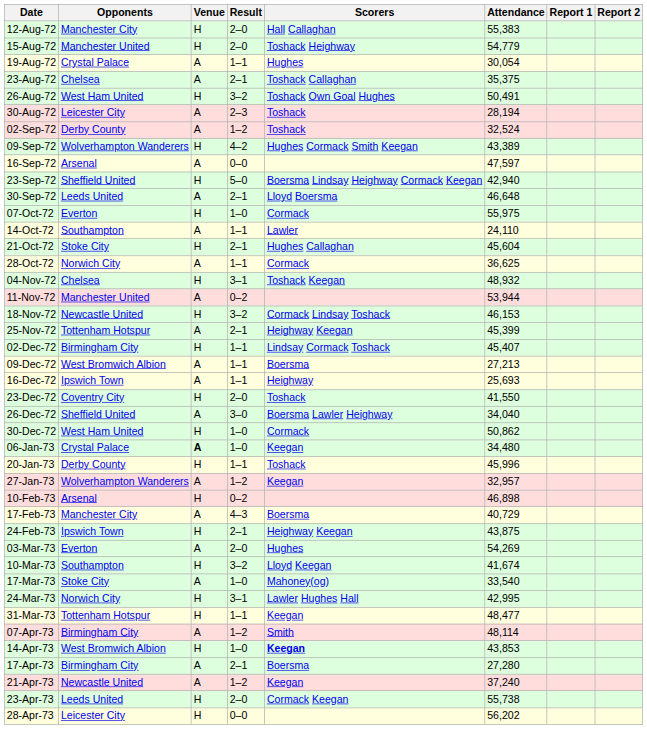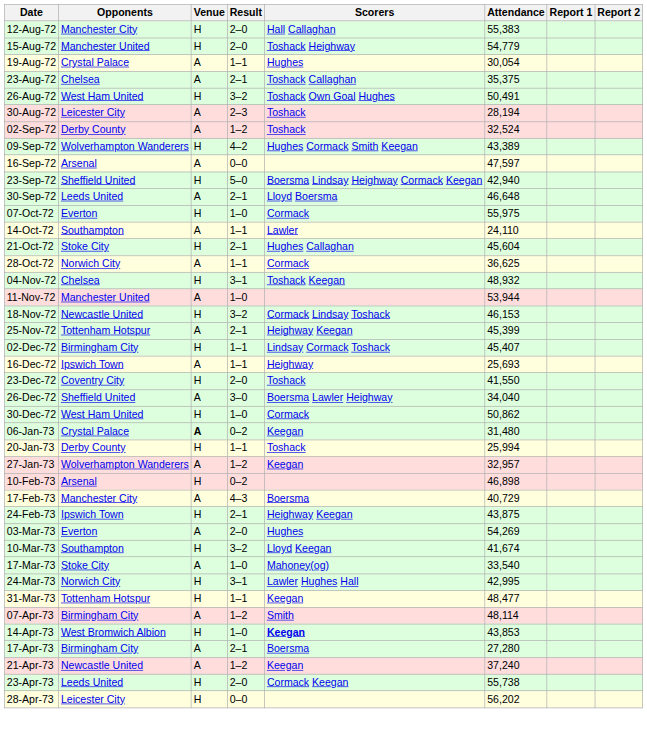(239, 297) 0–2 -> (239, 297) 1–0
- row: (31, 364)
(239, 448) 1–0 -> (239, 431) 0–2
(503, 448) 34,480 -> (503, 431) 31,480
(503, 465) 45,996 -> (503, 448) 25,994
